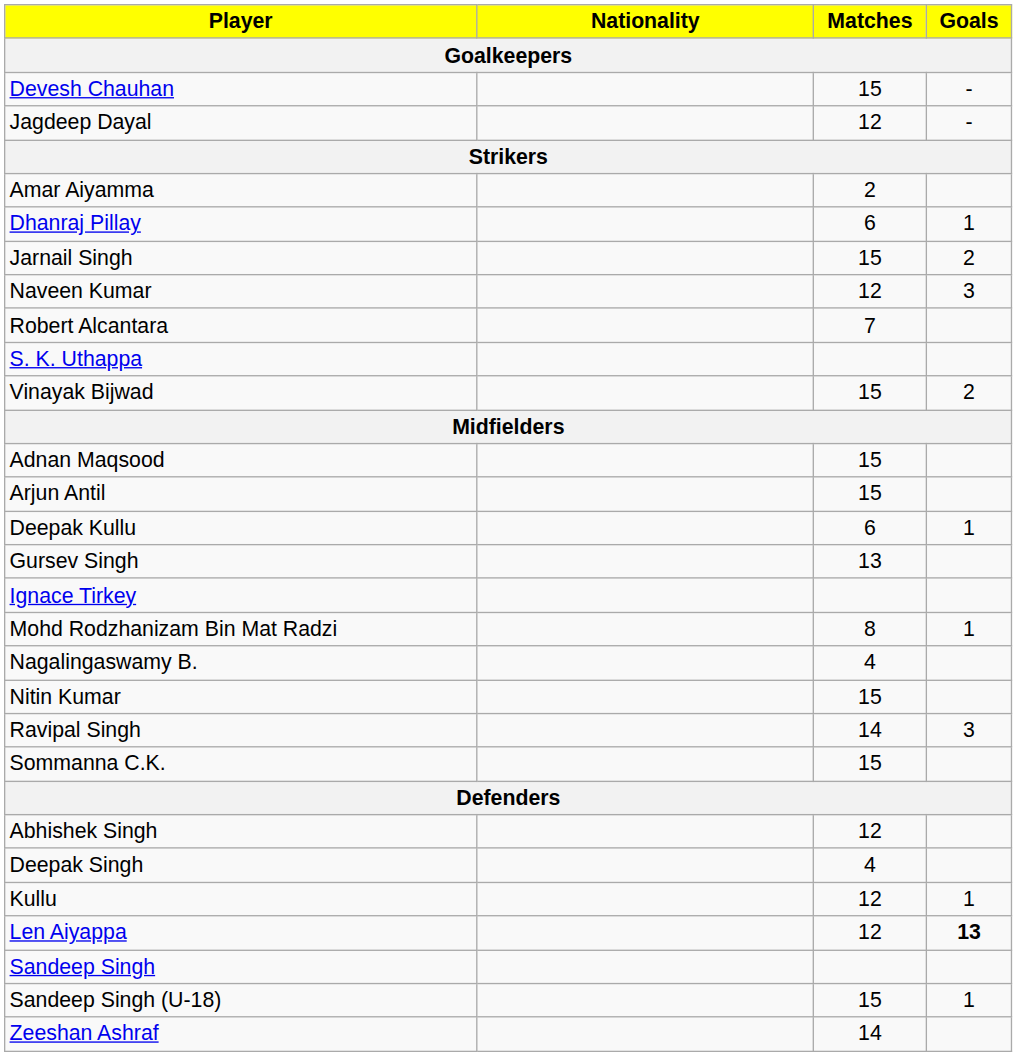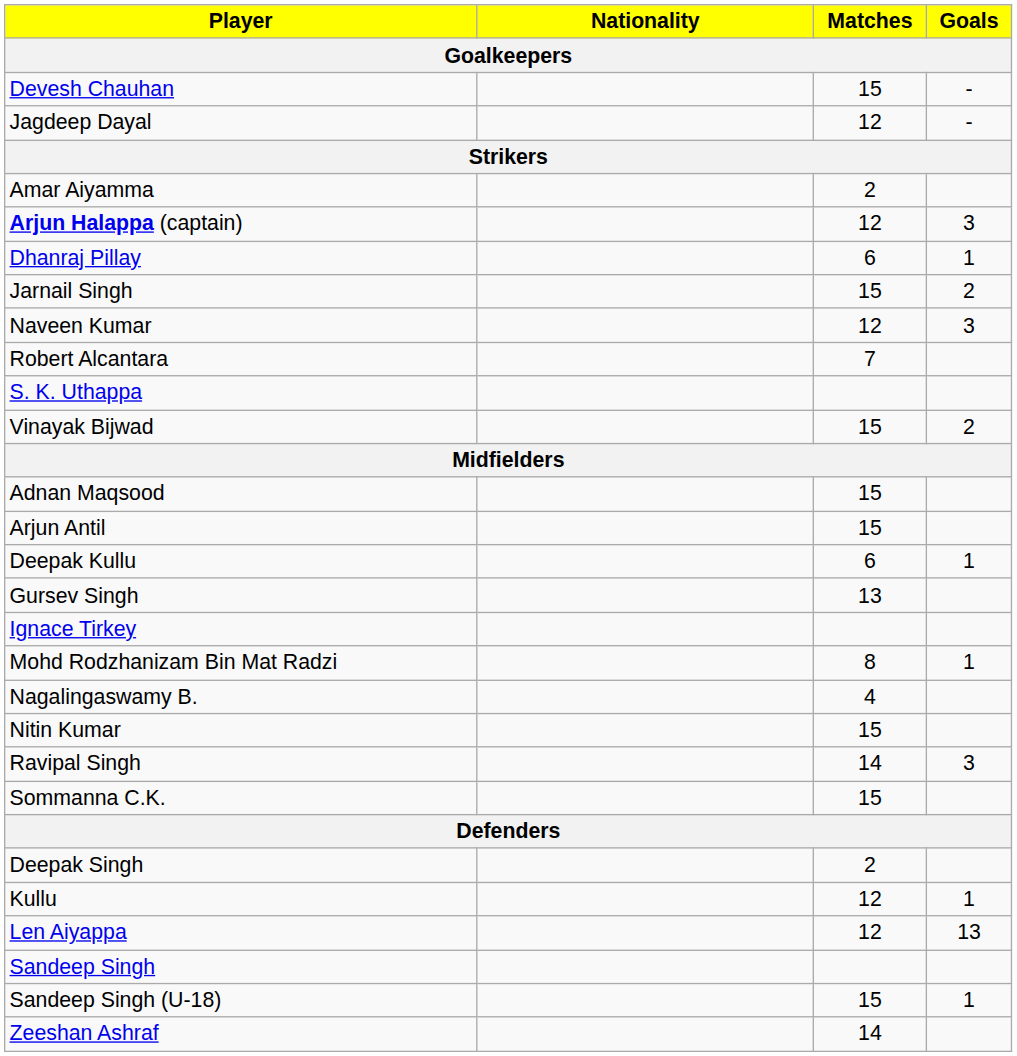+ row: (126, 223)
- row: (84, 831)
(870, 865) 4 -> (870, 865) 2
(969, 932) bold -> (969, 932) normal
